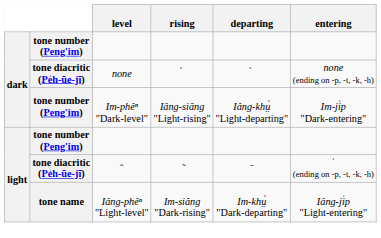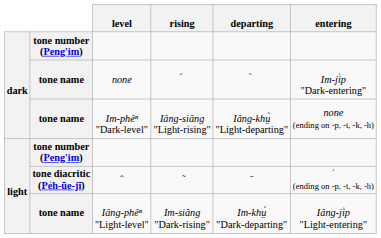(61, 73) tone diacritic (Pe̍h-ūe-jī) -> (61, 79) tone name
(333, 73) none (ending on -p, -t, -k, -h) -> (333, 85) Im-ji̍p "Dark-entering"
(61, 107) tone number (Peng'im) -> (61, 118) tone name
(333, 113) Im-ji̍p "Dark-entering" -> (333, 118) none (ending on -p, -t, -k, -h)
